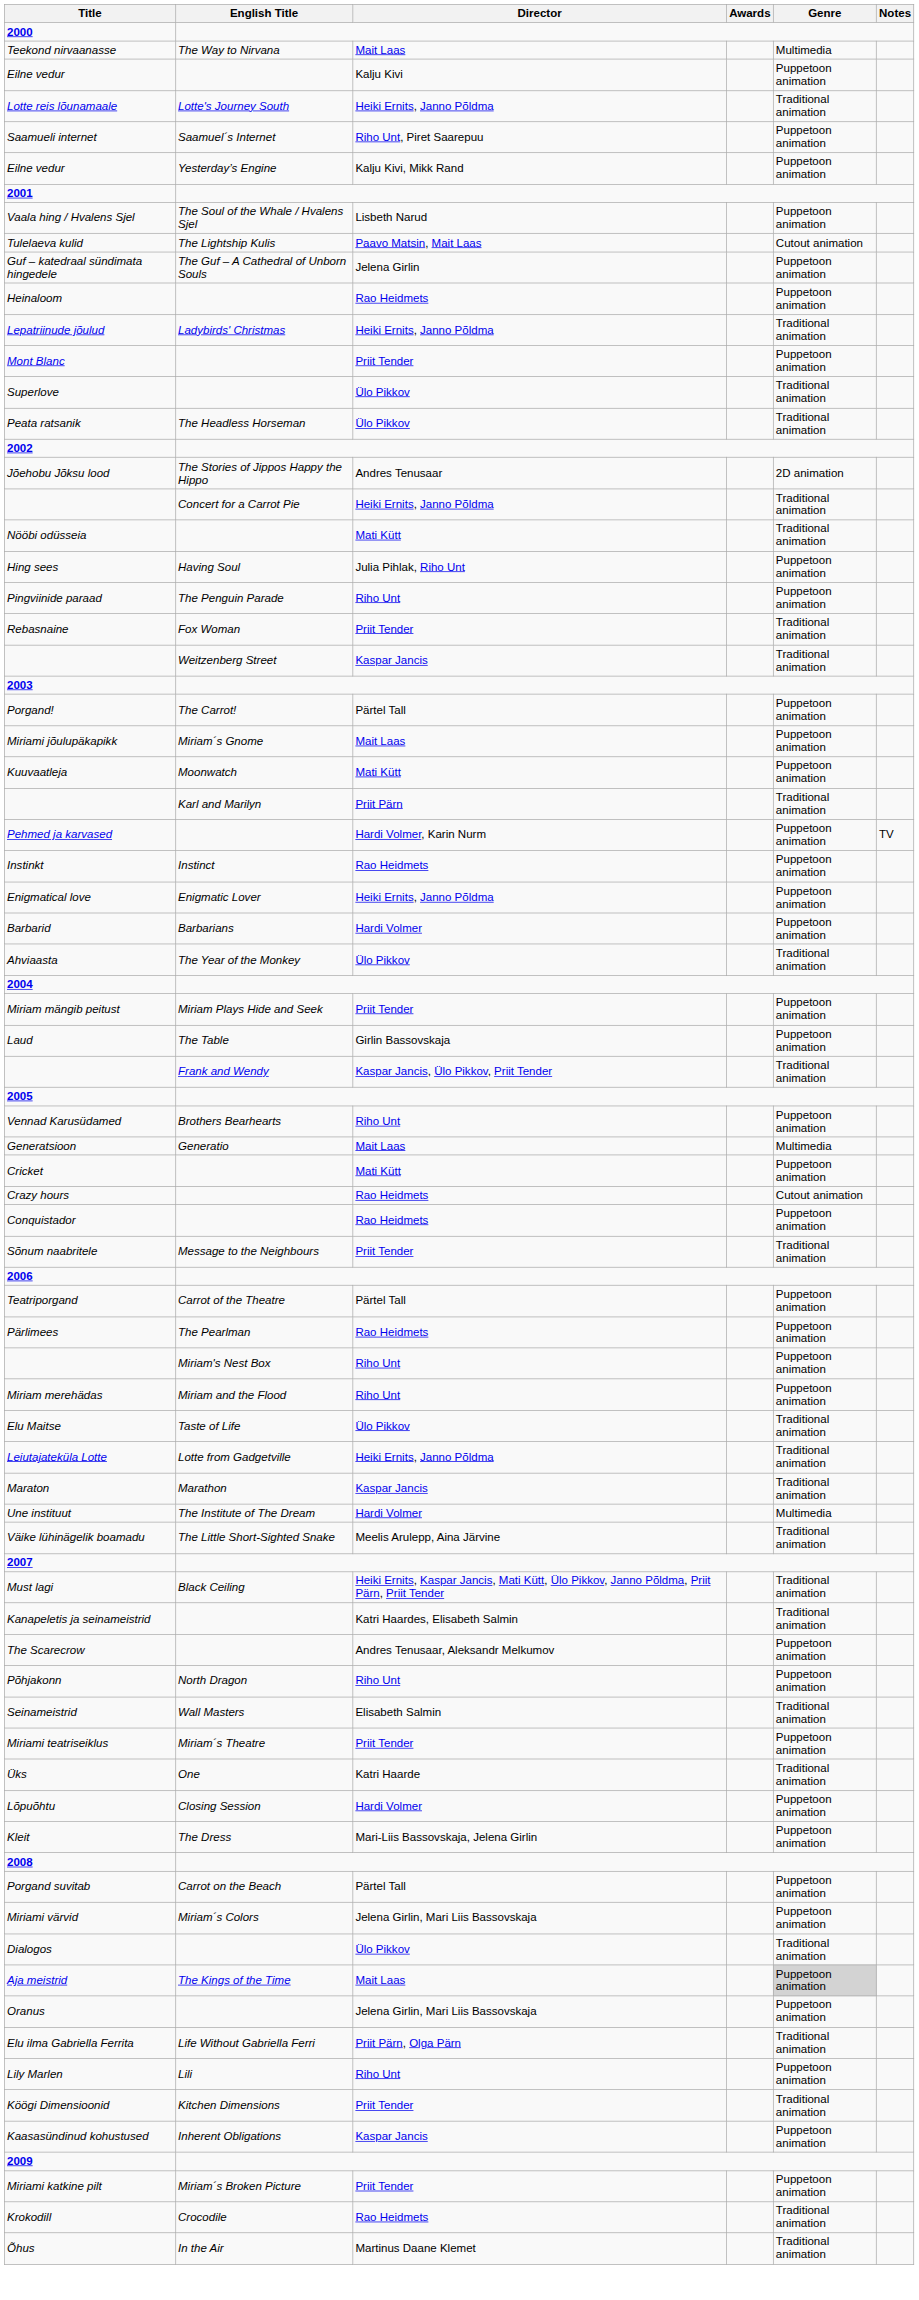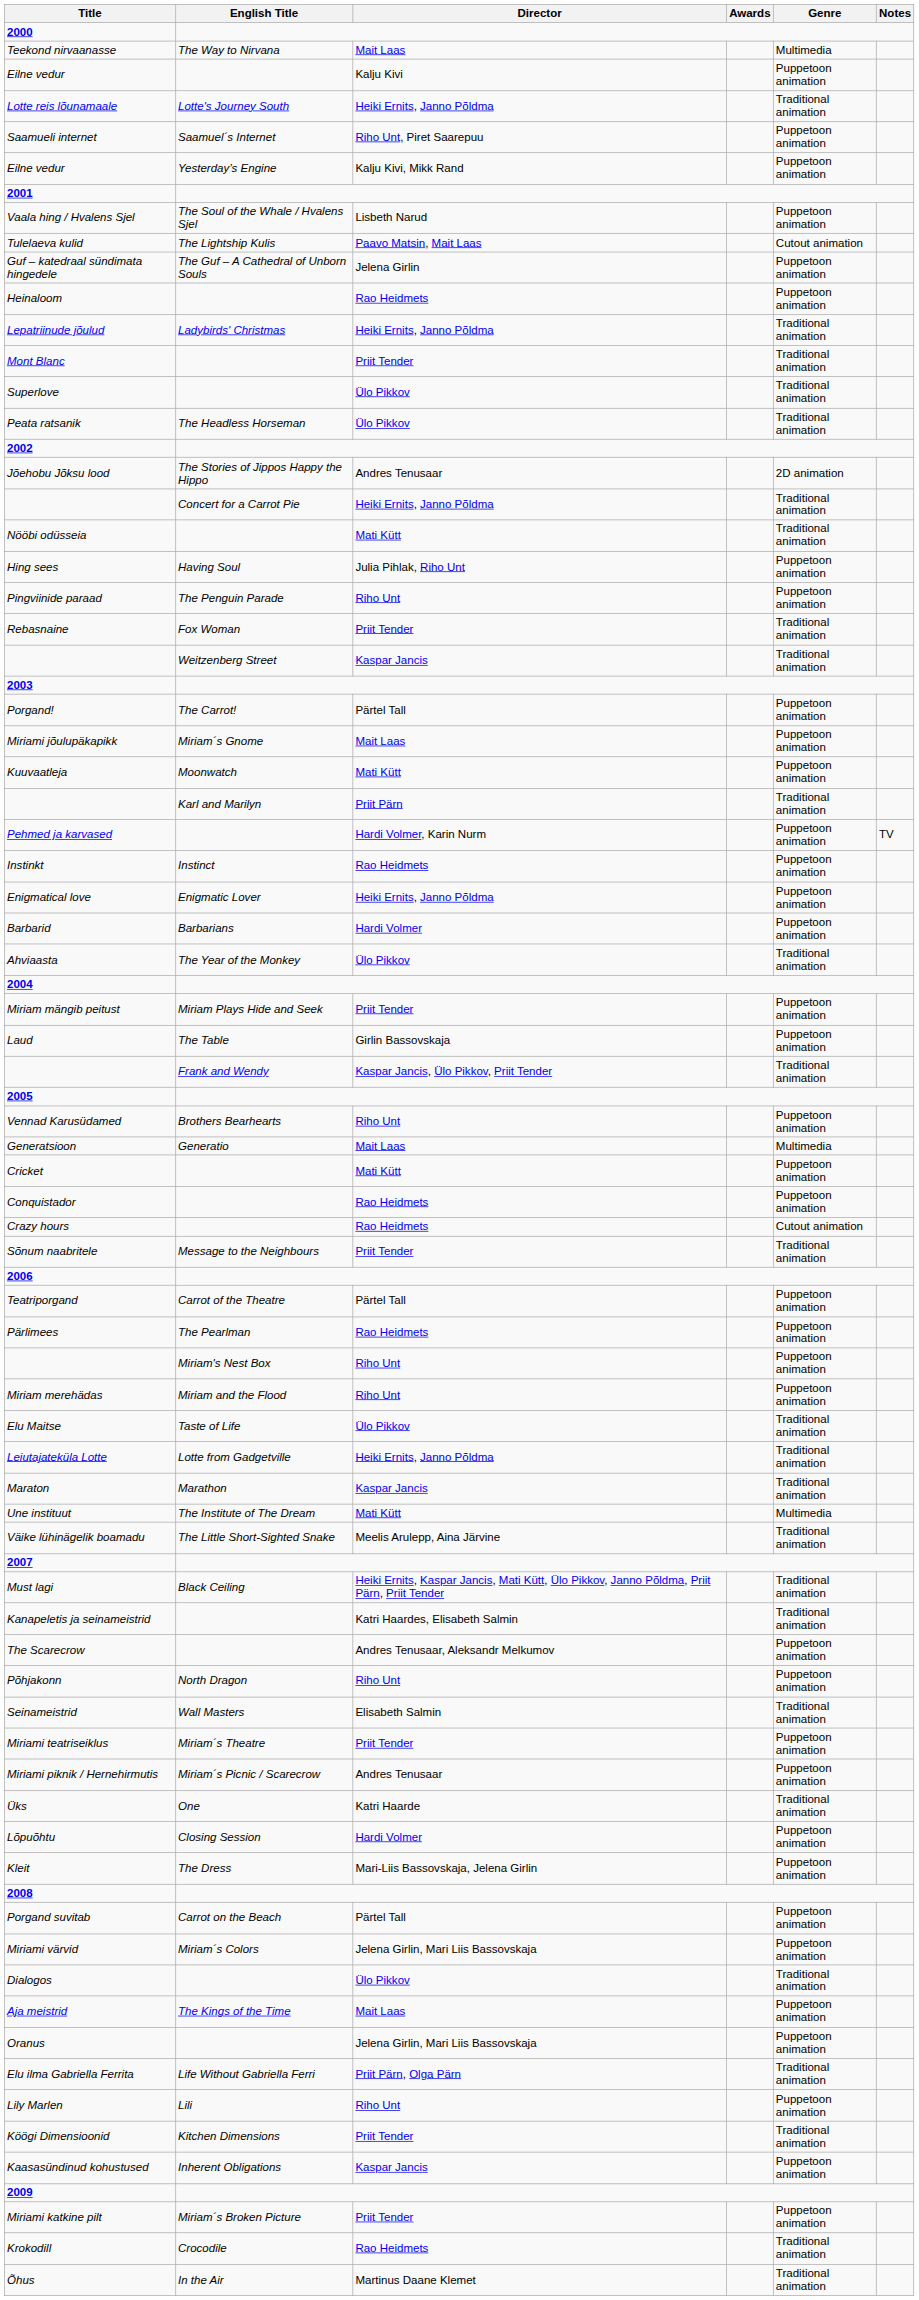(804, 361) Puppetoon animation -> (803, 361) Traditional animation
rows swapped: (38, 1195) <-> (41, 1220)
(389, 1513) Hardi Volmer -> (378, 1513) Mati Kütt
+ row: (83, 1774)
(804, 1980) lightgrey background -> (804, 2011) no background
